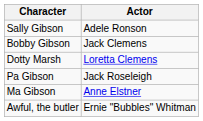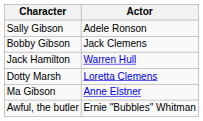+ row: (38, 60)
- row: (30, 76)
